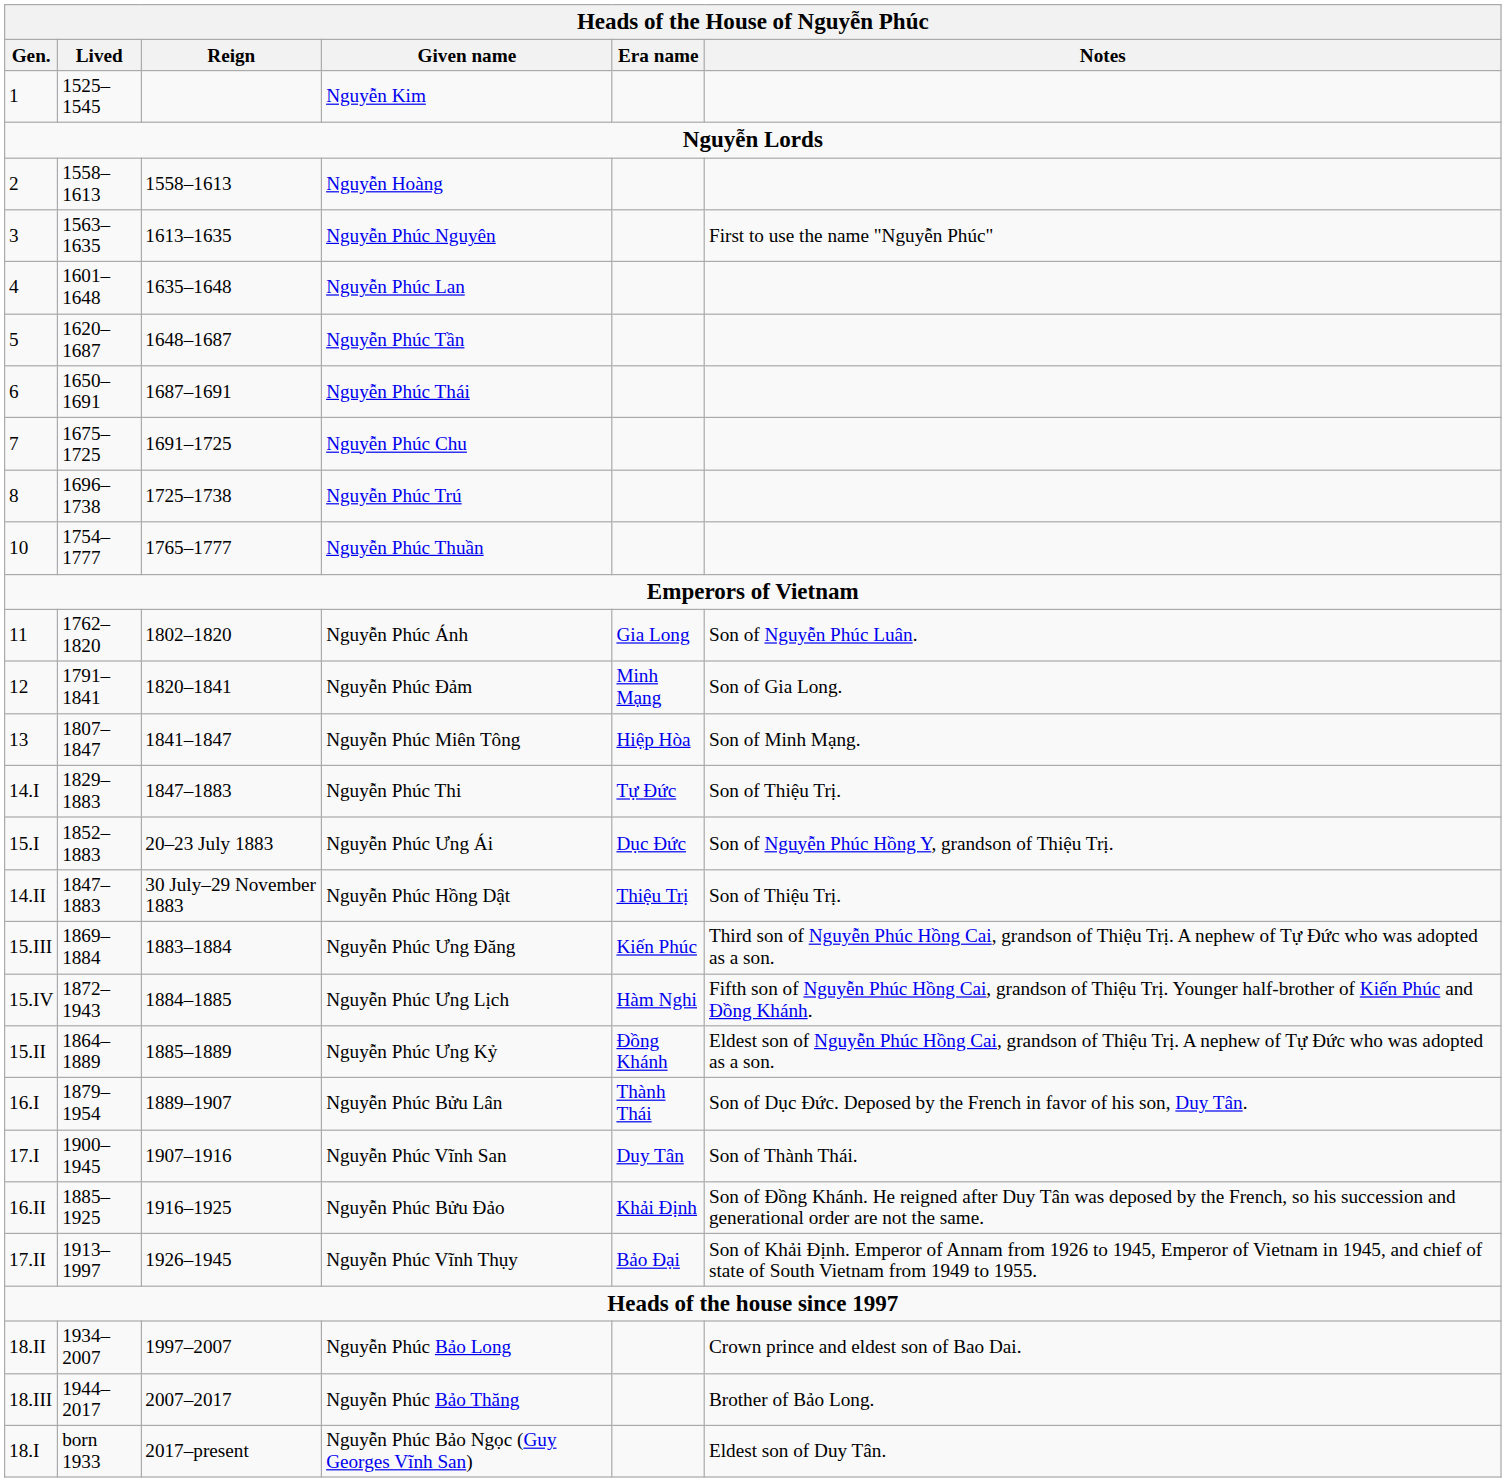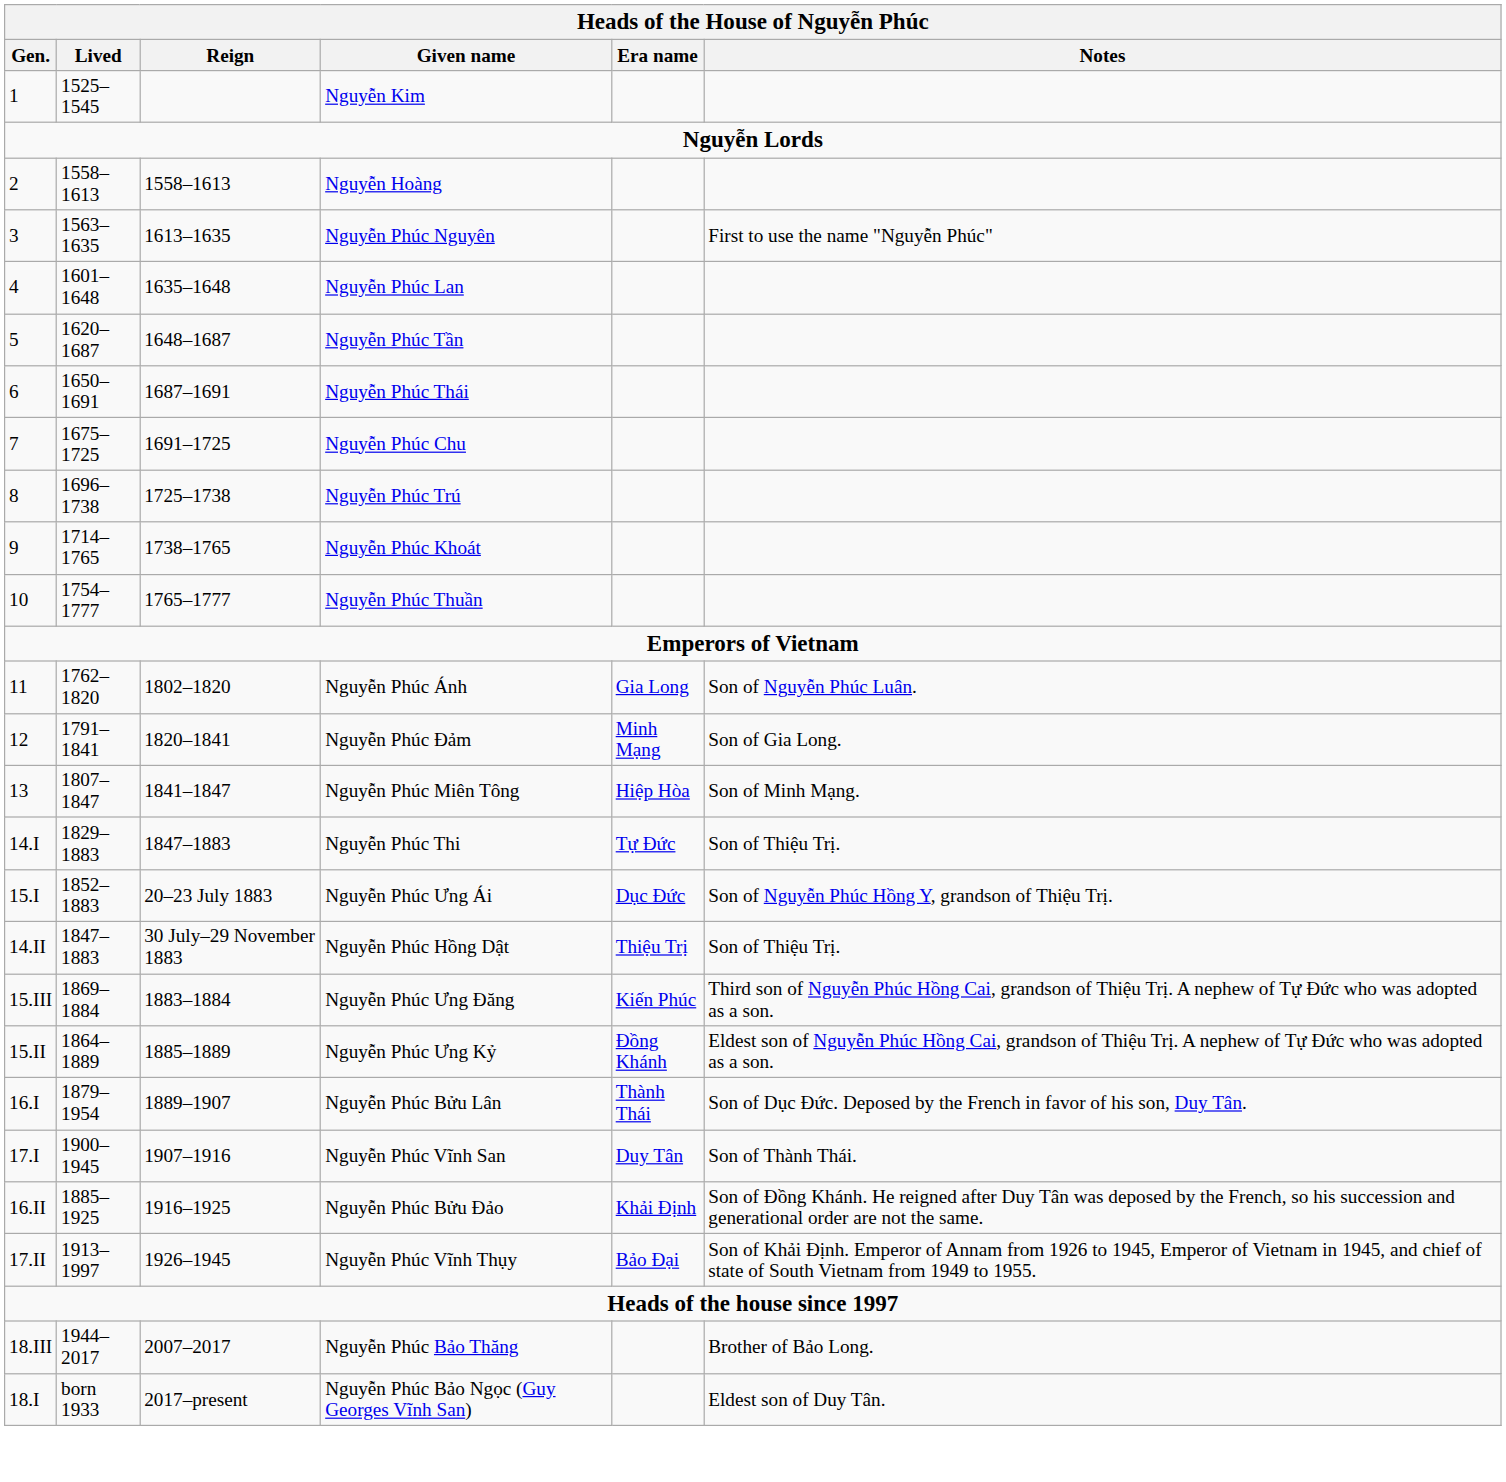+ row: (403, 547)
- row: (418, 999)
- row: (419, 1347)
